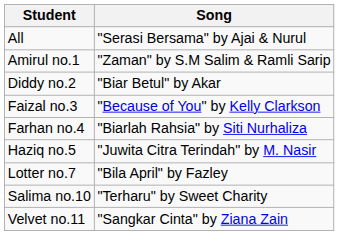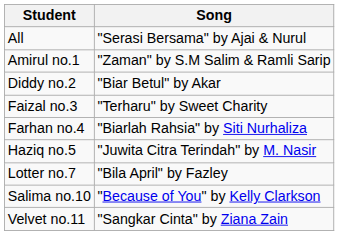(209, 106) "Because of You" by Kelly Clarkson -> (182, 106) "Terharu" by Sweet Charity
(182, 196) "Terharu" by Sweet Charity -> (209, 196) "Because of You" by Kelly Clarkson
